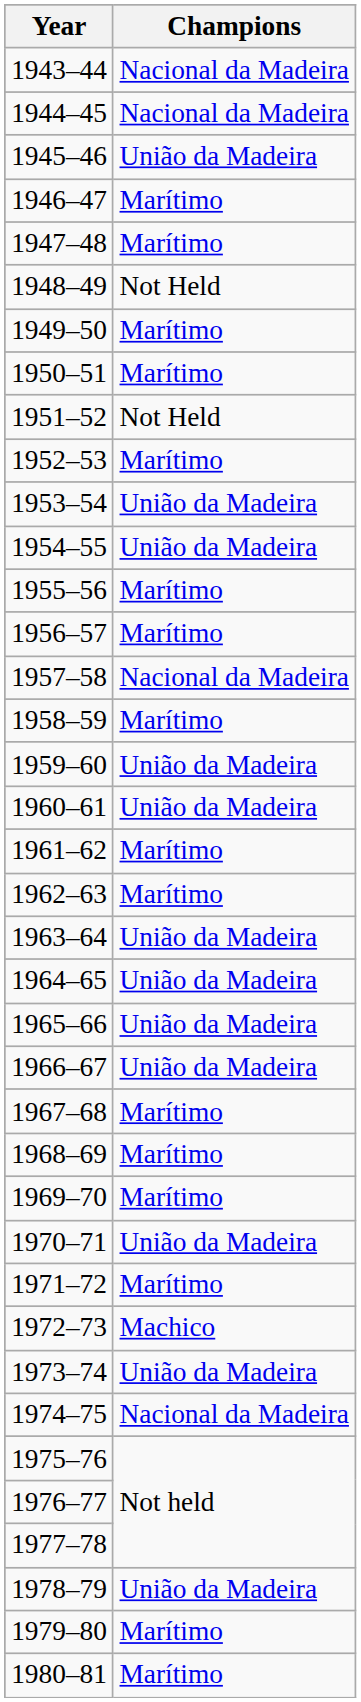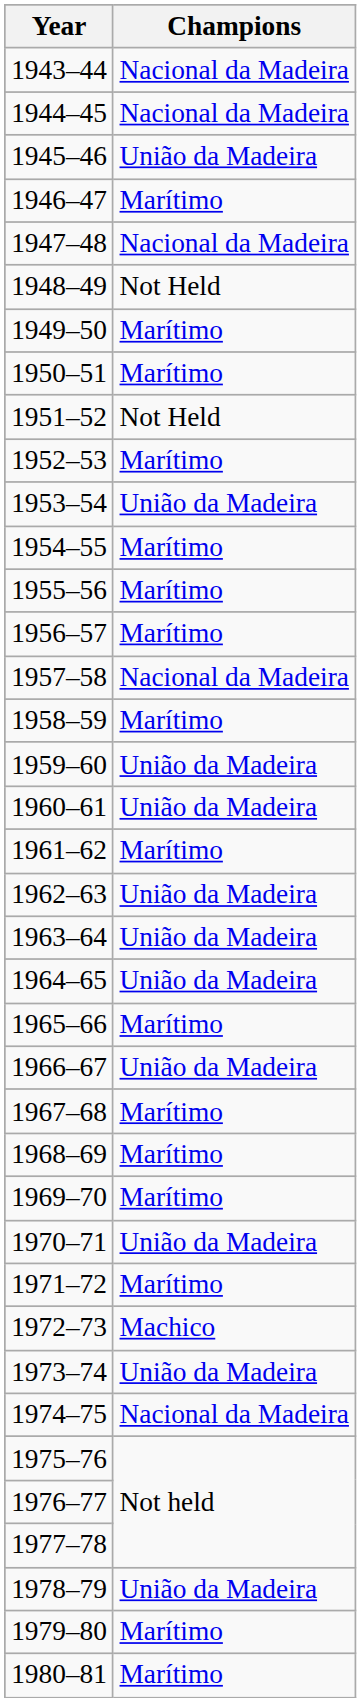(171, 243) Marítimo -> (234, 243) Nacional da Madeira
(218, 546) União da Madeira -> (171, 546) Marítimo
(171, 894) Marítimo -> (218, 894) União da Madeira
(218, 1024) União da Madeira -> (171, 1024) Marítimo
